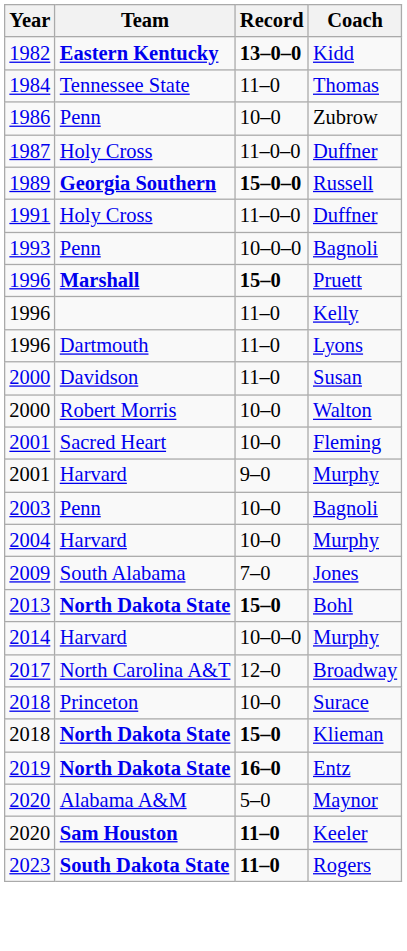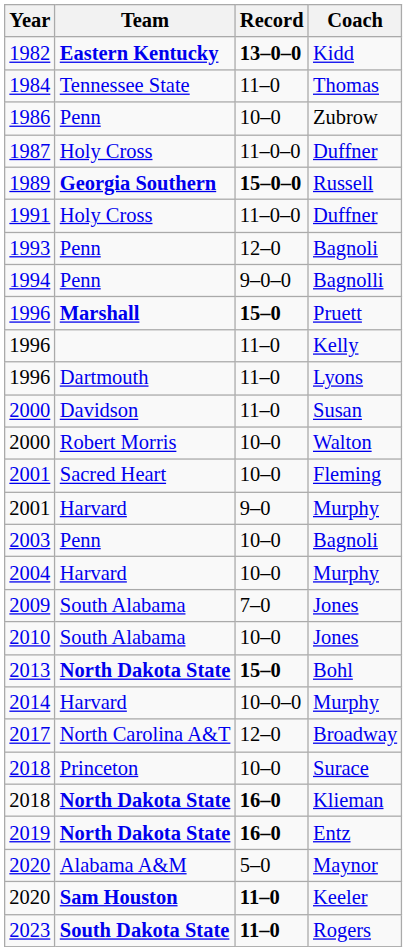(271, 248) 10–0–0 -> (260, 248) 12–0
+ row: (30, 280)
+ row: (30, 637)
(260, 735) 15–0 -> (260, 800) 16–0
